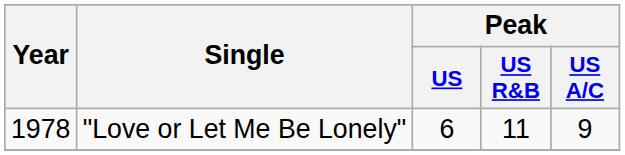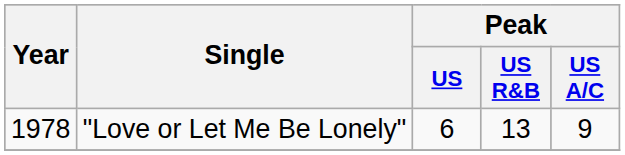(516, 128) 11 -> (516, 128) 13
